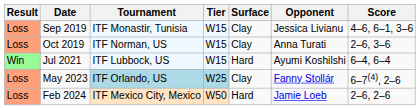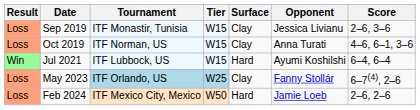(382, 28) 4–6, 6–1, 3–6 -> (370, 28) 2–6, 3–6
(370, 45) 2–6, 3–6 -> (382, 45) 4–6, 6–1, 3–6
